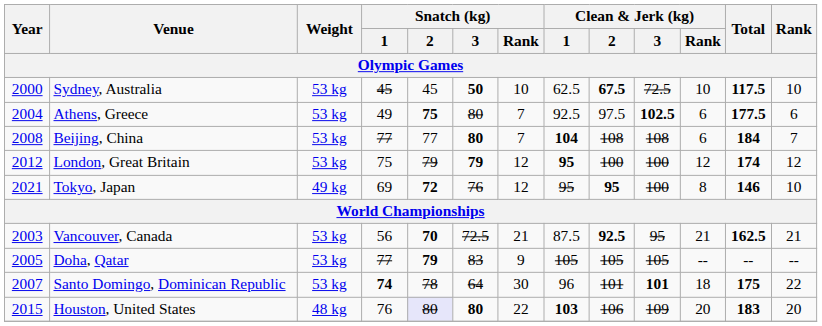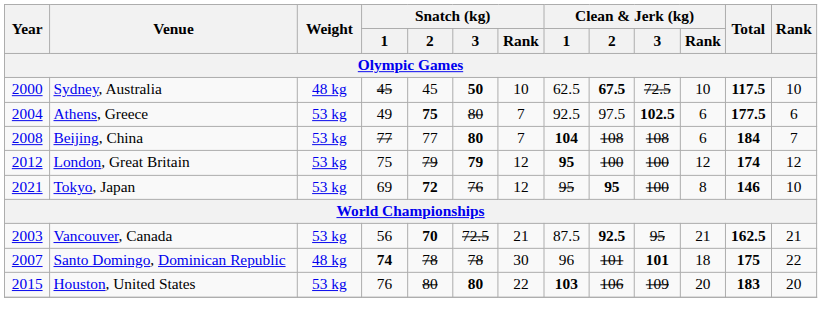(329, 89) 53 kg -> (329, 89) 48 kg
(329, 187) 49 kg -> (329, 187) 53 kg
- row: (91, 260)
(329, 284) 53 kg -> (329, 260) 48 kg
(475, 284) 64 -> (475, 260) 78
(329, 308) 48 kg -> (329, 284) 53 kg
(430, 308) lavender background -> (430, 284) no background
